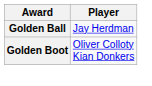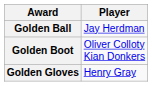+ row: (43, 72)
